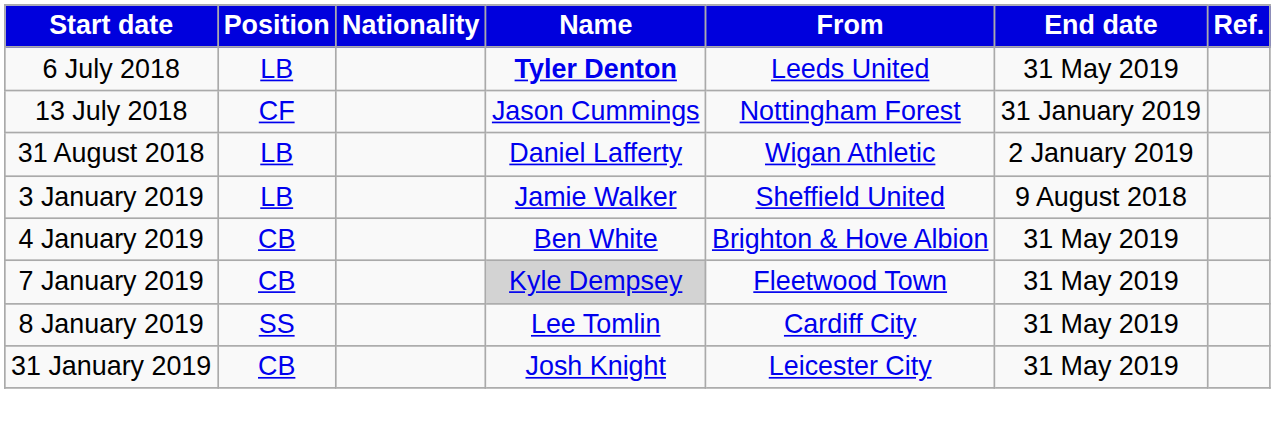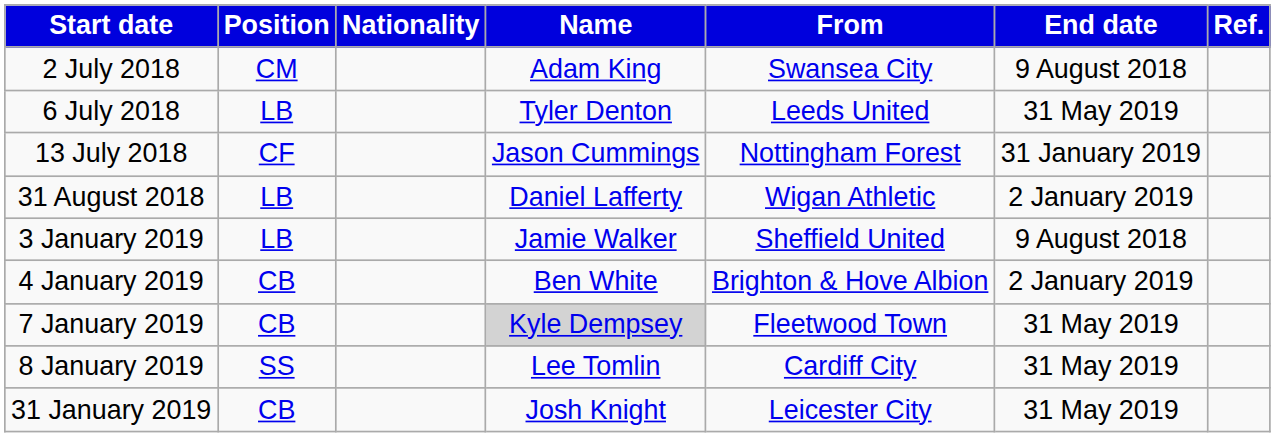+ row: (111, 68)
(596, 68) bold -> (596, 111) normal
(1101, 238) 31 May 2019 -> (1101, 281) 2 January 2019
